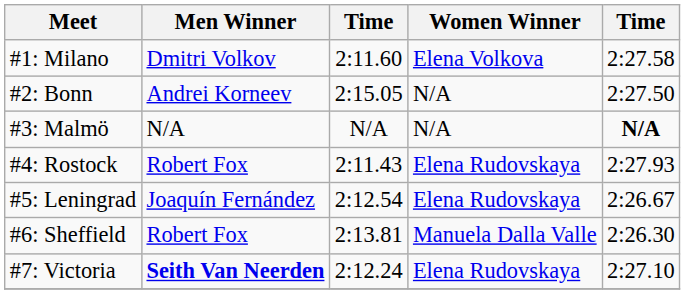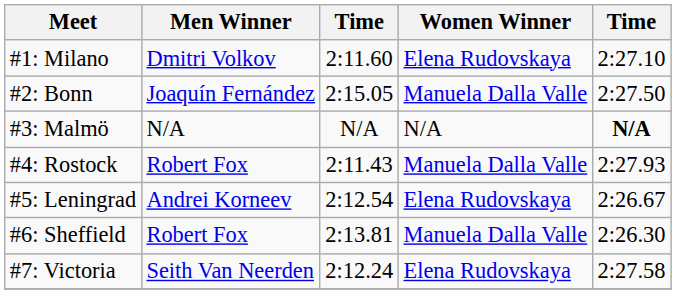(478, 57) Elena Volkova -> (487, 57) Elena Rudovskaya
(641, 57) 2:27.58 -> (631, 57) 2:27.10
(219, 93) Andrei Korneev -> (231, 93) Joaquín Fernández
(432, 93) N/A -> (495, 93) Manuela Dalla Valle
(497, 164) Elena Rudovskaya -> (495, 164) Manuela Dalla Valle
(231, 199) Joaquín Fernández -> (219, 199) Andrei Korneev
(235, 270) bold -> (230, 270) normal
(641, 270) 2:27.10 -> (631, 270) 2:27.58
